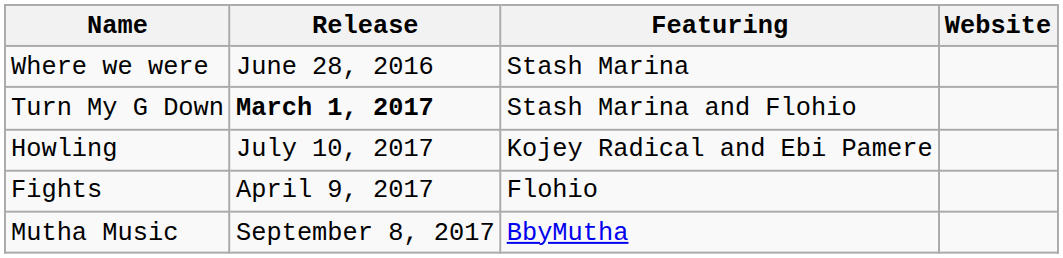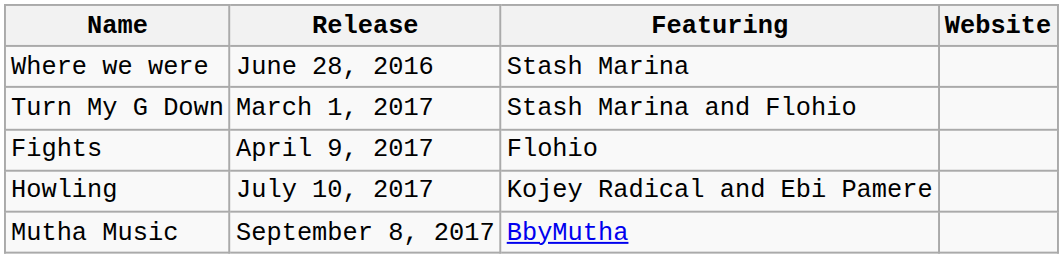(335, 108) bold -> (335, 108) normal
rows swapped: (57, 191) <-> (64, 150)
